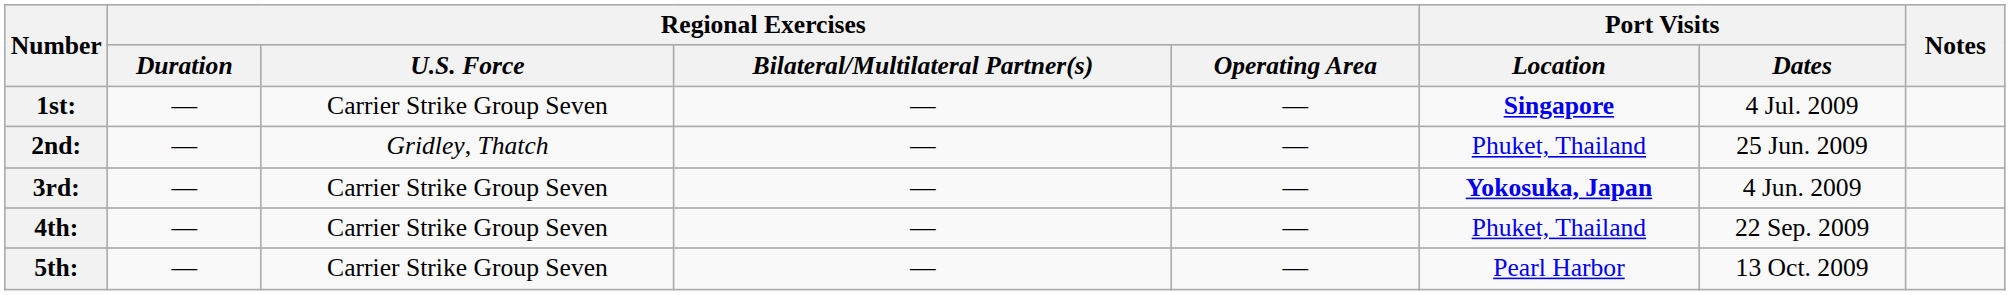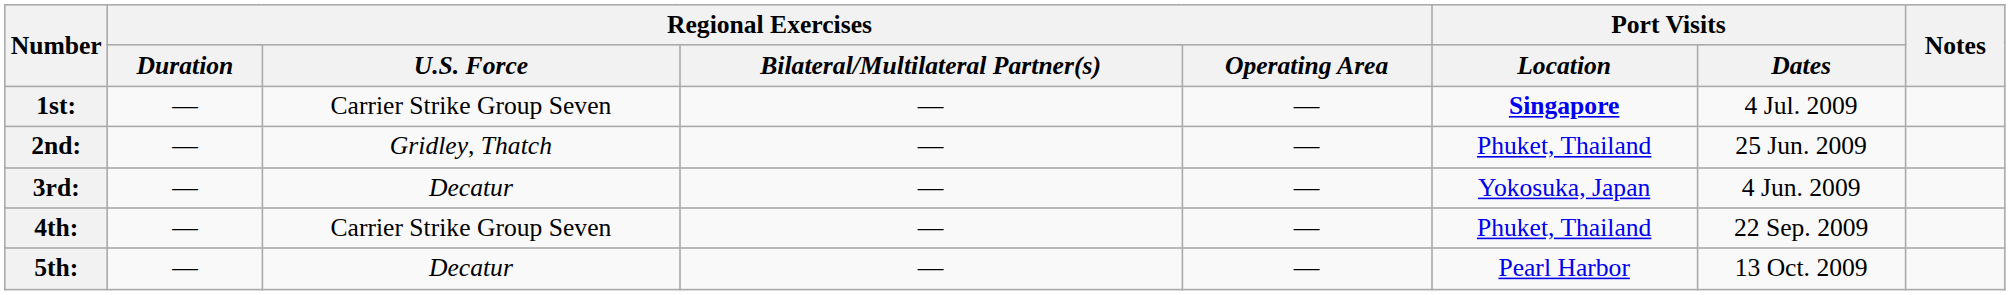(467, 187) Carrier Strike Group Seven -> (471, 187) Decatur
(1559, 187) bold -> (1564, 187) normal
(467, 268) Carrier Strike Group Seven -> (471, 268) Decatur
